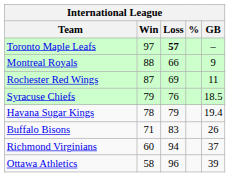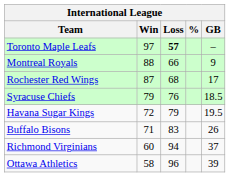(173, 79) 69 -> (173, 79) 68
(213, 79) 11 -> (213, 79) 17
(149, 113) 78 -> (149, 113) 72
(213, 113) 19.4 -> (213, 113) 19.5
